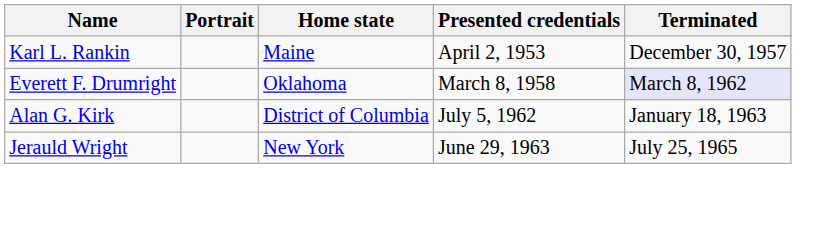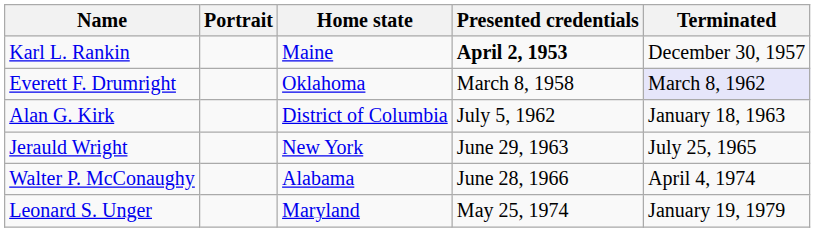(492, 52) normal -> (512, 52) bold
+ row: (102, 178)
+ row: (81, 210)
